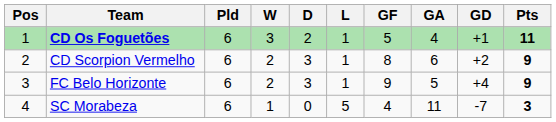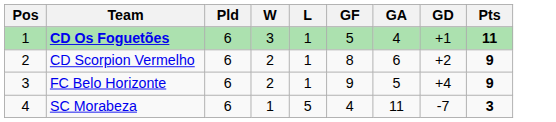- column: (308, 15)
